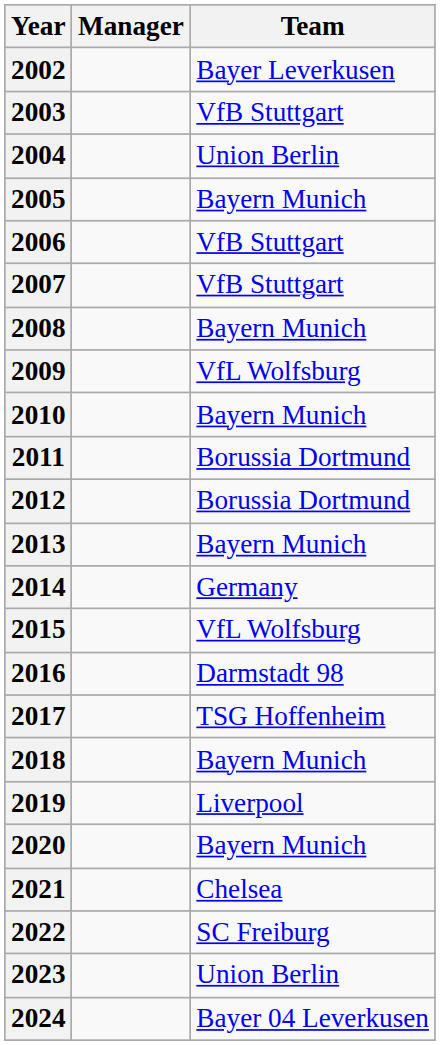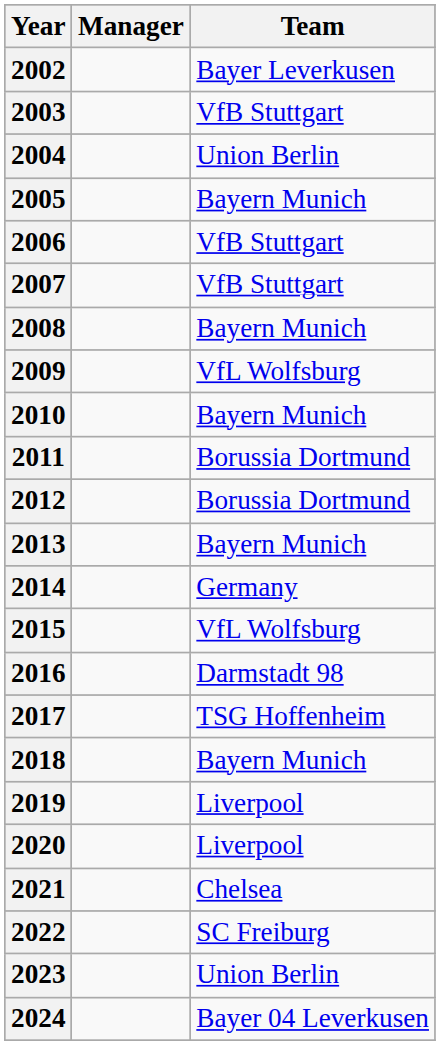(281, 845) Bayern Munich -> (250, 845) Liverpool
